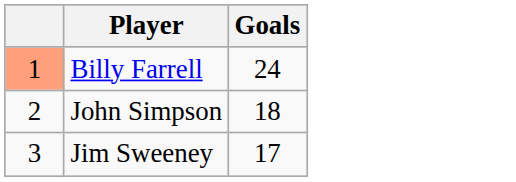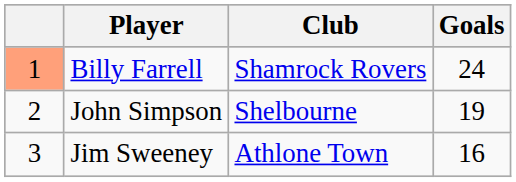+ column: (330, 25)
(267, 111) 18 -> (472, 111) 19
(267, 153) 17 -> (472, 153) 16
